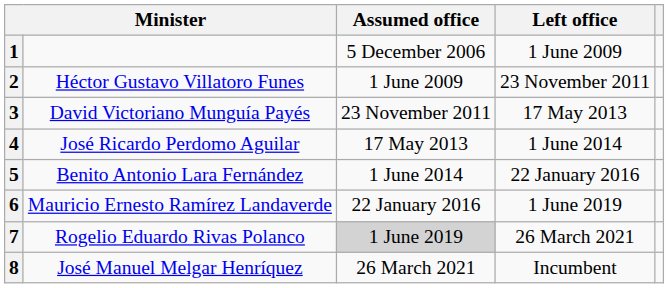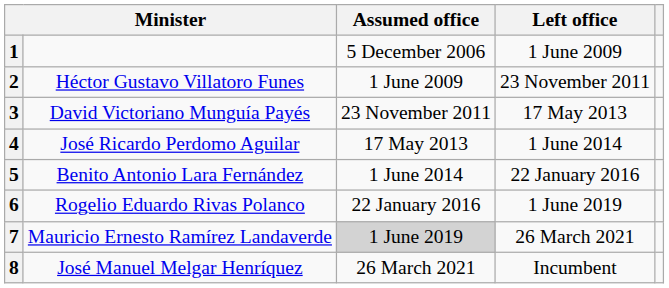(180, 205) Mauricio Ernesto Ramírez Landaverde -> (180, 205) Rogelio Eduardo Rivas Polanco
(180, 236) Rogelio Eduardo Rivas Polanco -> (180, 236) Mauricio Ernesto Ramírez Landaverde
